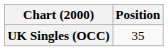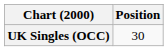(138, 35) 35 -> (138, 35) 30
